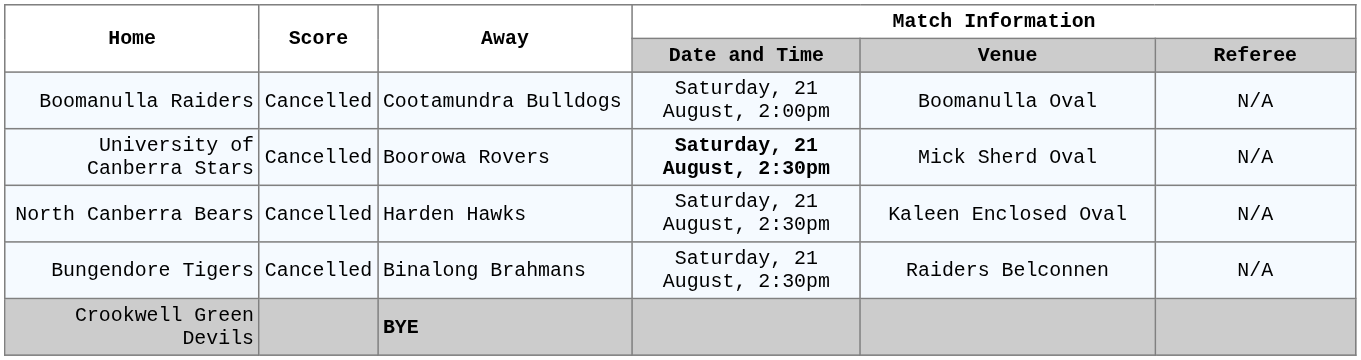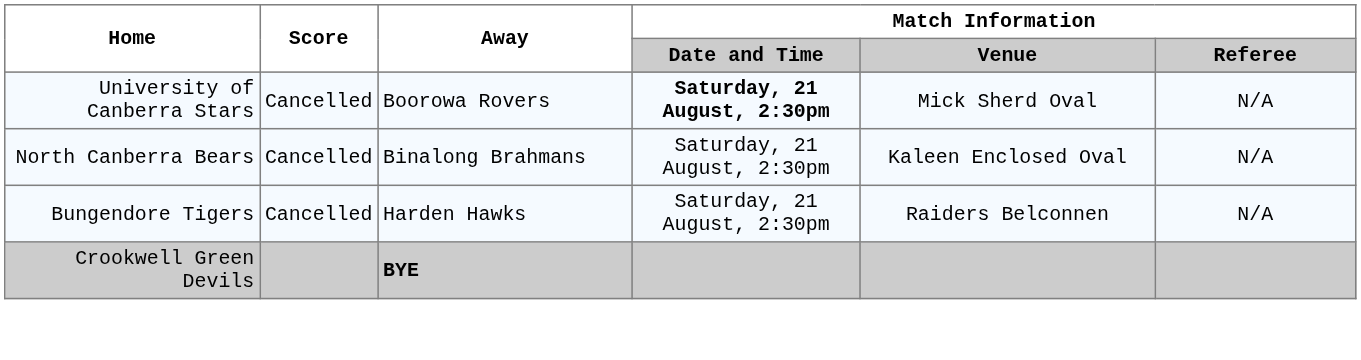- row: (147, 100)
(455, 214) Harden Hawks -> (485, 157) Binalong Brahmans
(484, 270) Binalong Brahmans -> (455, 214) Harden Hawks
